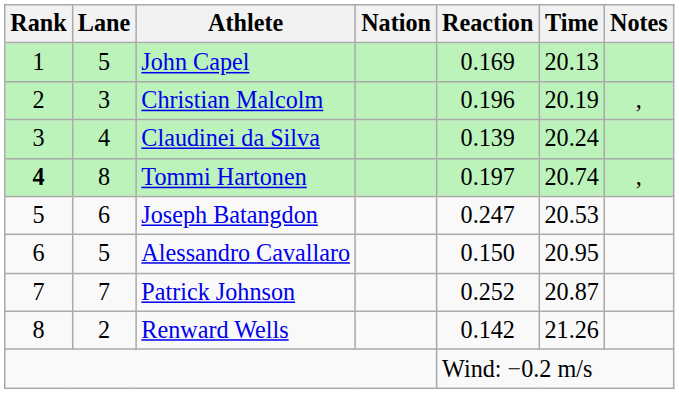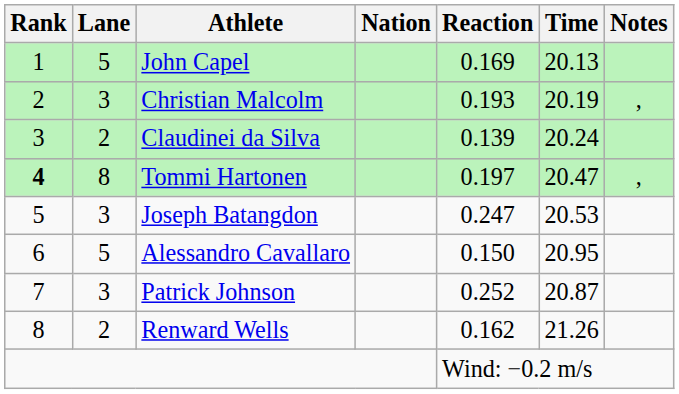(488, 100) 0.196 -> (488, 100) 0.193
(104, 138) 4 -> (104, 138) 2
(572, 176) 20.74 -> (572, 176) 20.47
(104, 215) 6 -> (104, 215) 3
(104, 291) 7 -> (104, 291) 3
(488, 330) 0.142 -> (488, 330) 0.162
